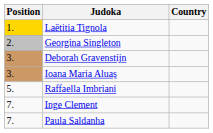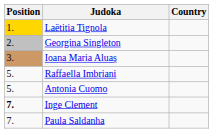- row: (85, 58)
+ row: (76, 89)
(10, 105) normal -> (10, 105) bold
